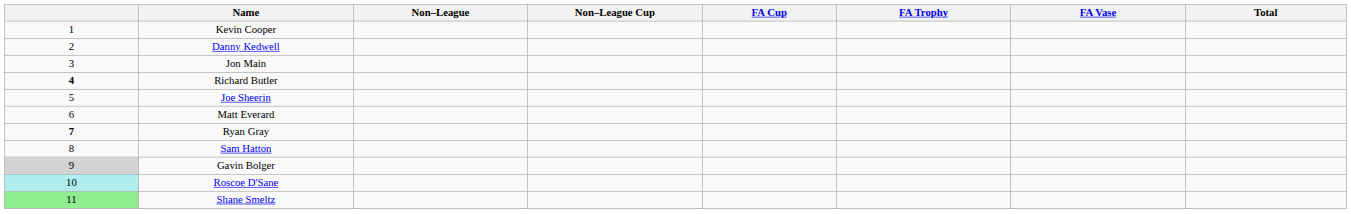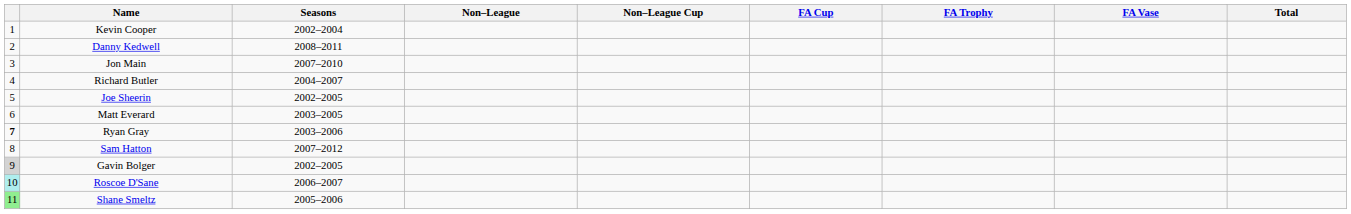+ column: (318, 13)
(71, 81) bold -> (12, 81) normal
